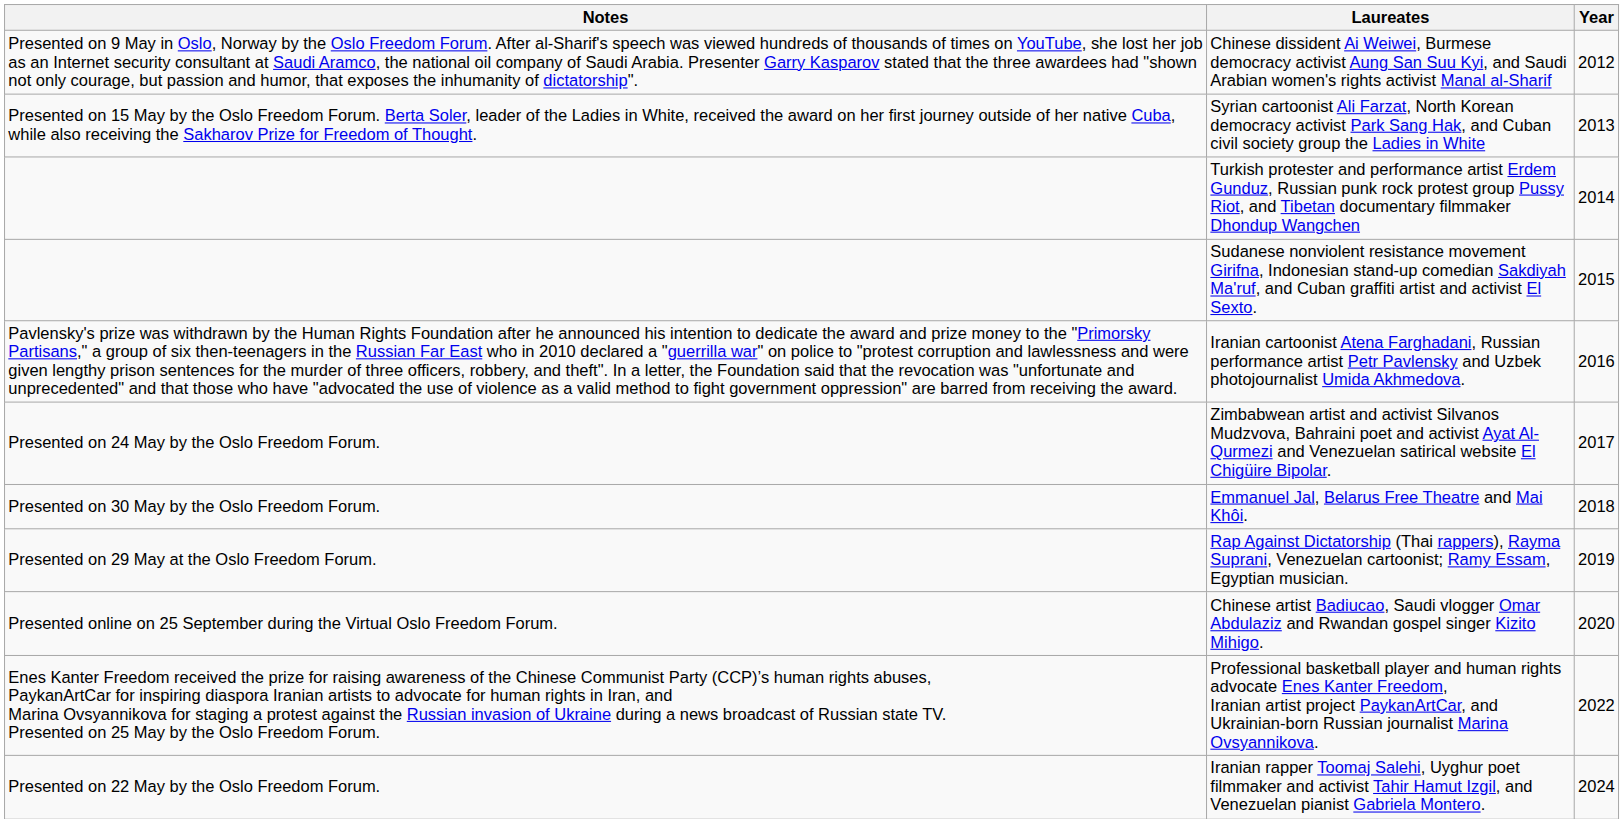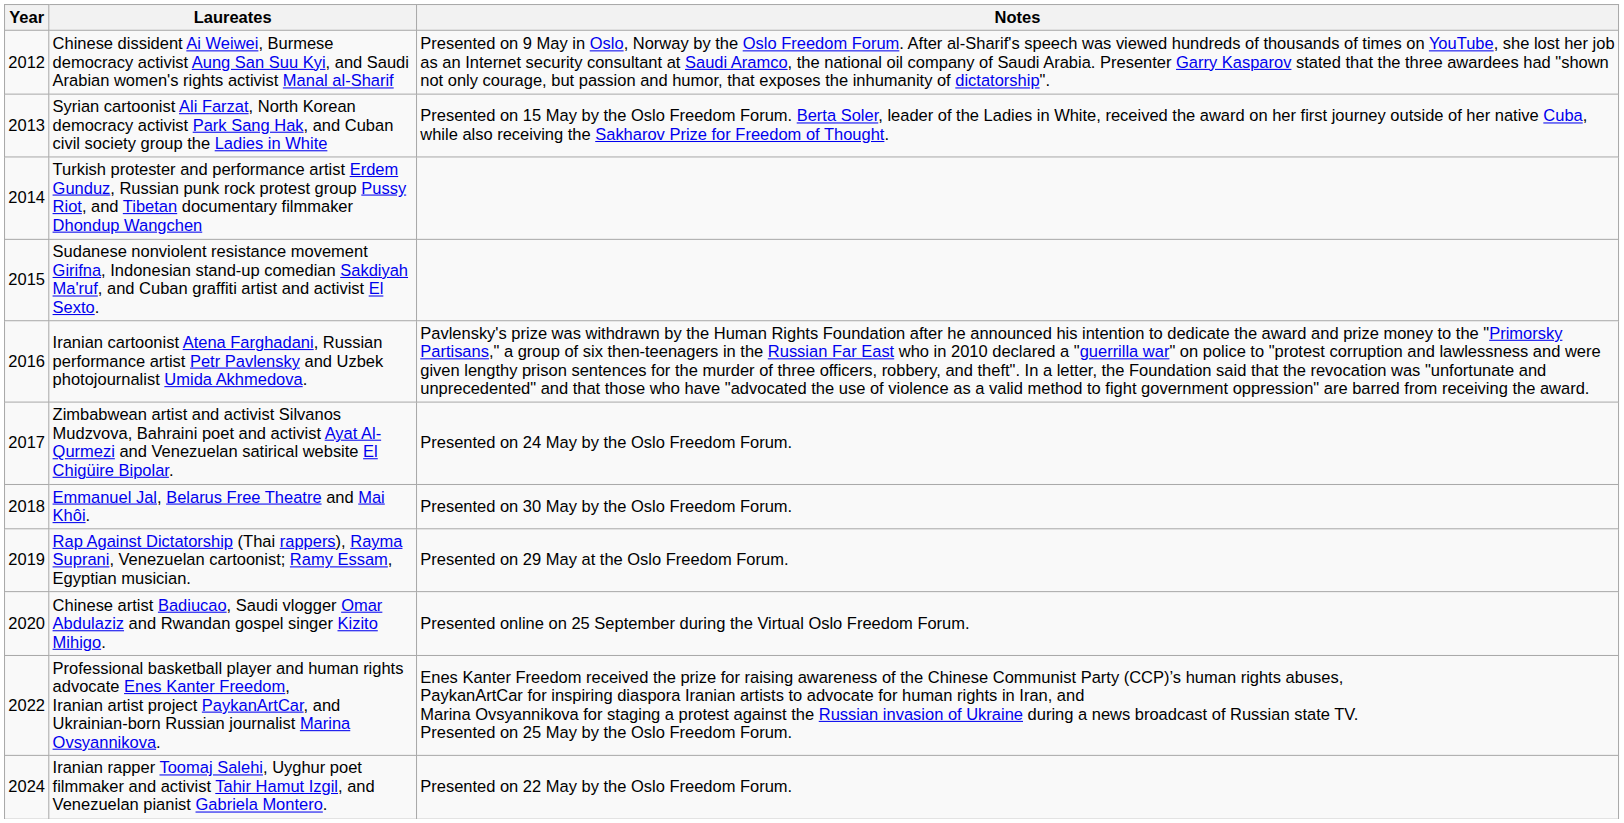columns swapped: (1596, 17) <-> (606, 17)
